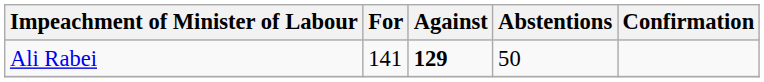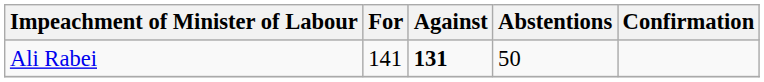(431, 58) 129 -> (431, 58) 131
